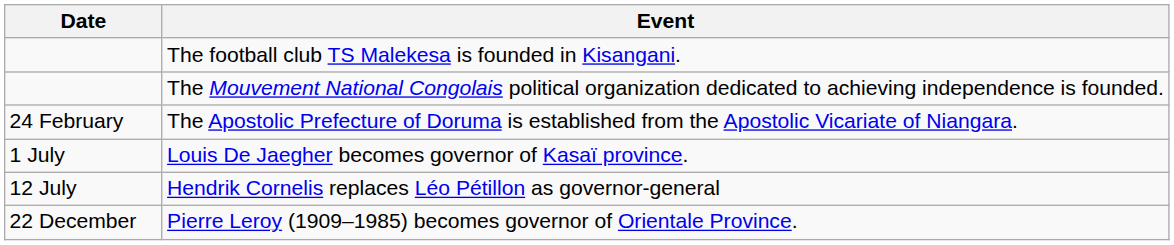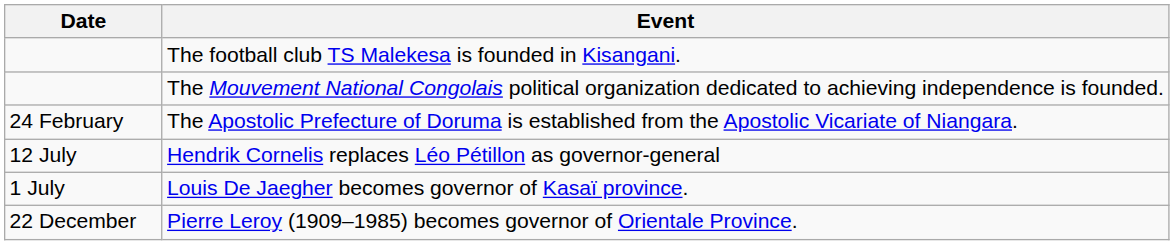rows swapped: (428, 155) <-> (444, 188)
